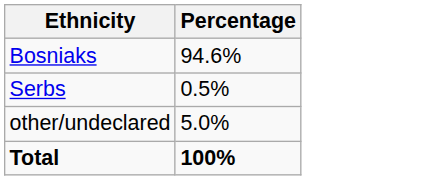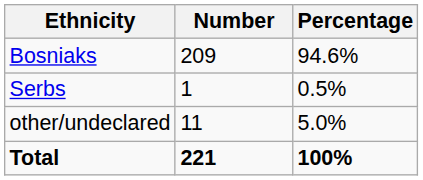+ column: (234, 21)
